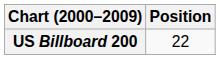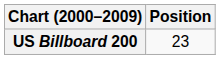(180, 41) 22 -> (180, 41) 23
